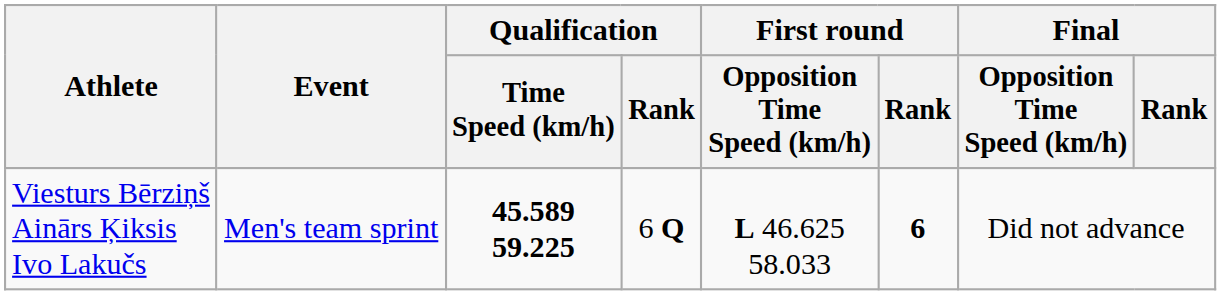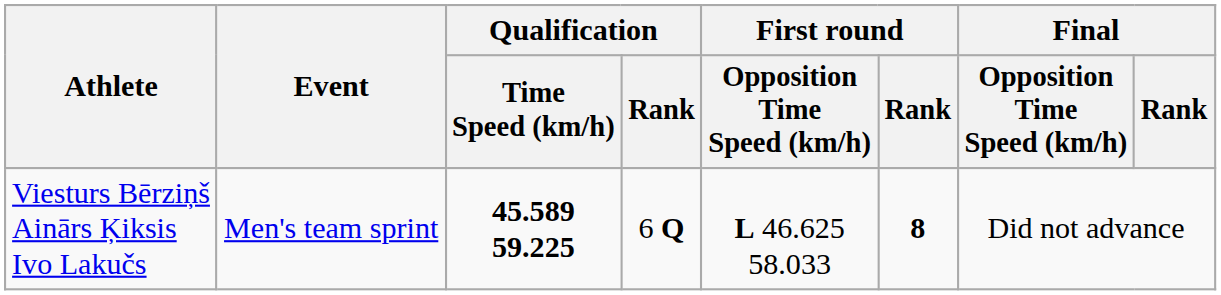(918, 228) 6 -> (918, 228) 8
